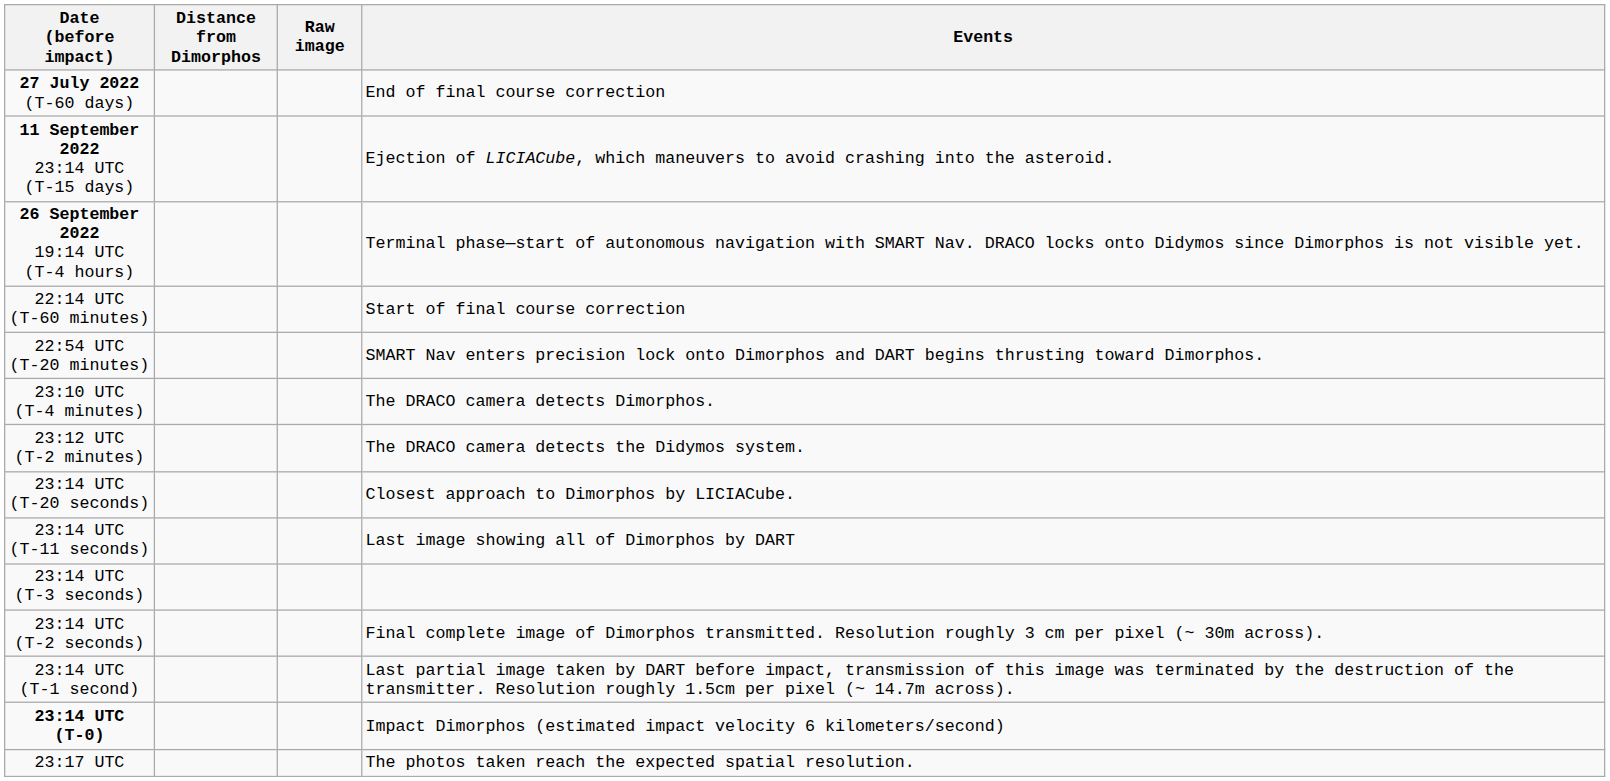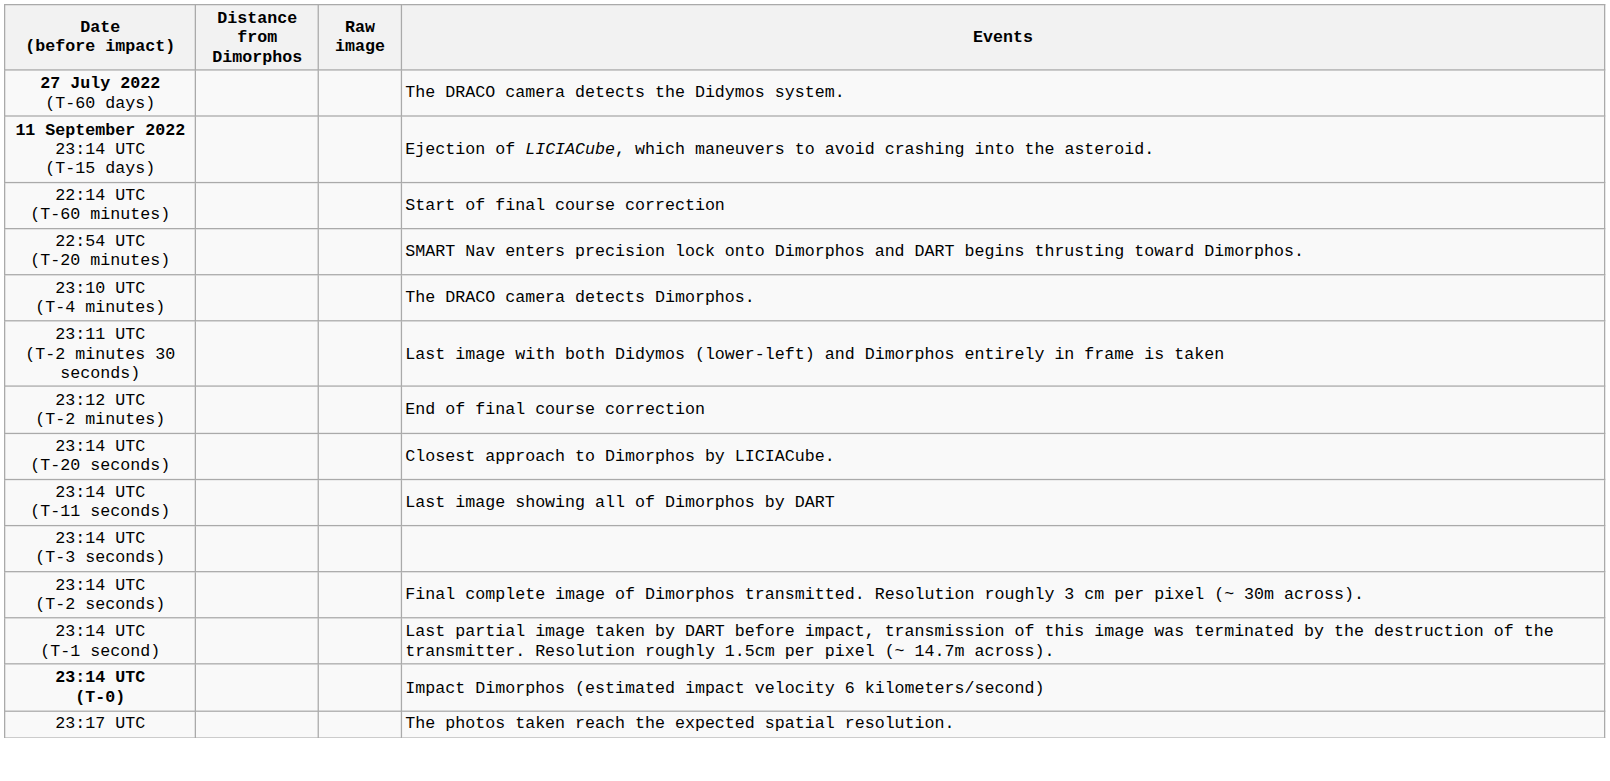(515, 93) End of final course correction -> (625, 93) The DRACO camera detects the Didymos system.
- row: (79, 244)
+ row: (100, 354)
(585, 448) The DRACO camera detects the Didymos system. -> (555, 410) End of final course correction
